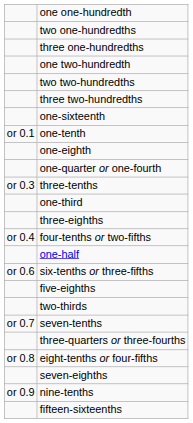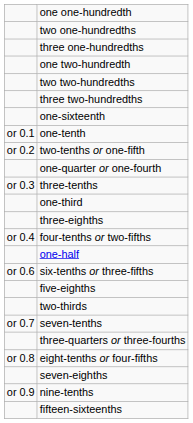- row: (65, 151)
+ row: (92, 151)
